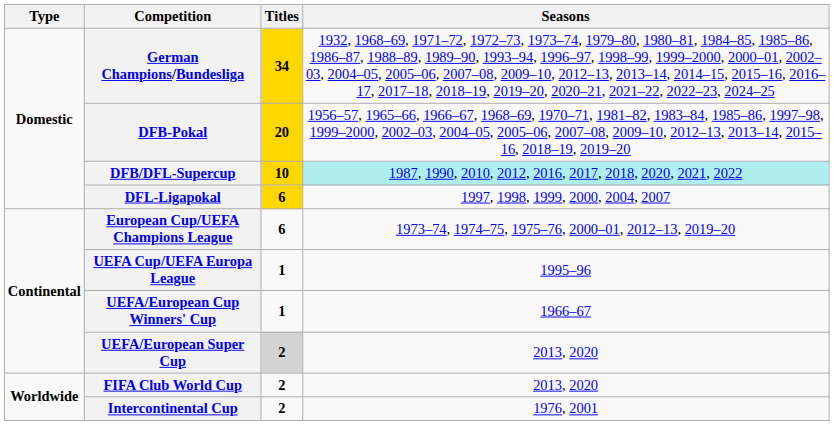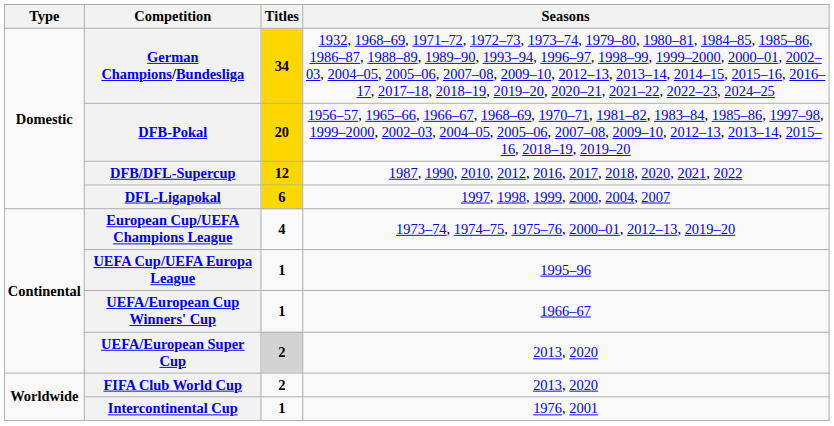(282, 173) 10 -> (282, 173) 12
(566, 173) paleturquoise background -> (566, 173) no background
(282, 229) 6 -> (282, 229) 4
(282, 408) 2 -> (282, 408) 1
